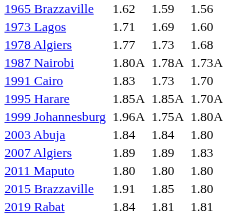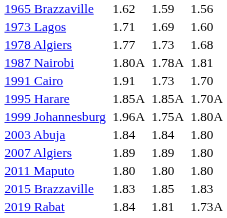(207, 63) 1.73A -> (202, 63) 1.81
(124, 81) 1.83 -> (124, 81) 1.91
(202, 153) 1.83 -> (202, 153) 1.80
(124, 189) 1.91 -> (124, 189) 1.83
(202, 189) 1.80 -> (202, 189) 1.83
(202, 207) 1.81 -> (207, 207) 1.73A
